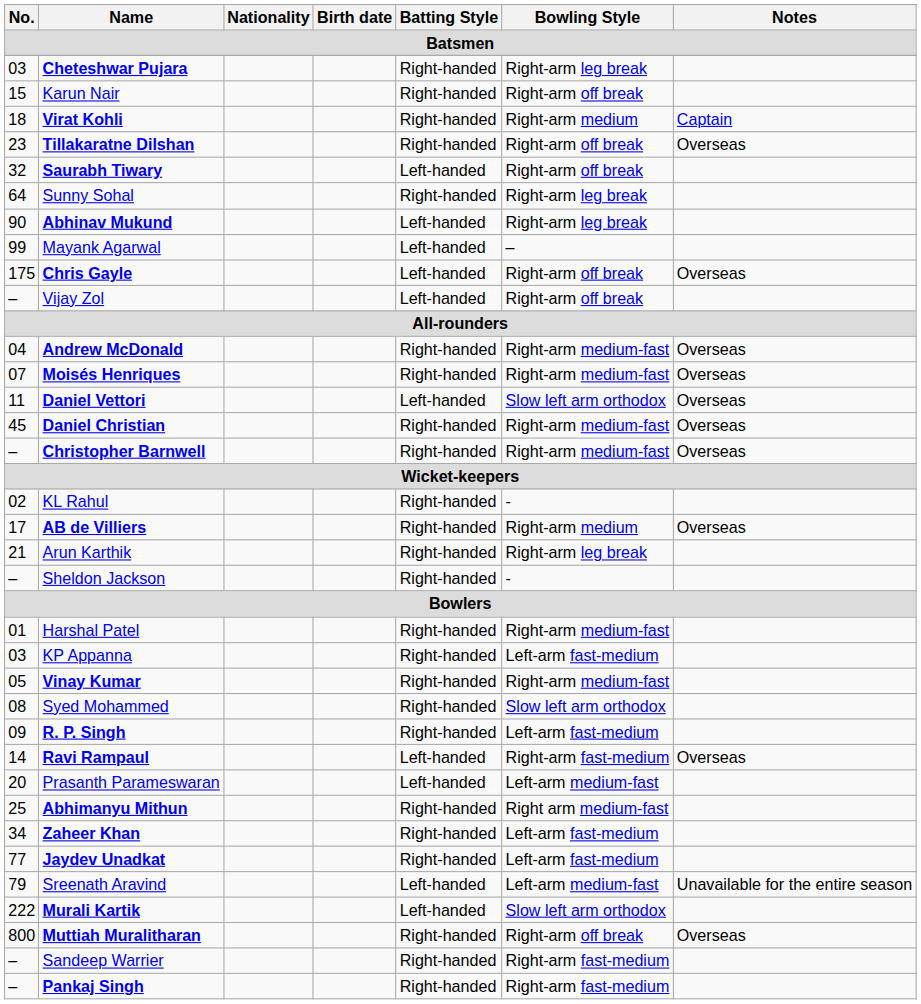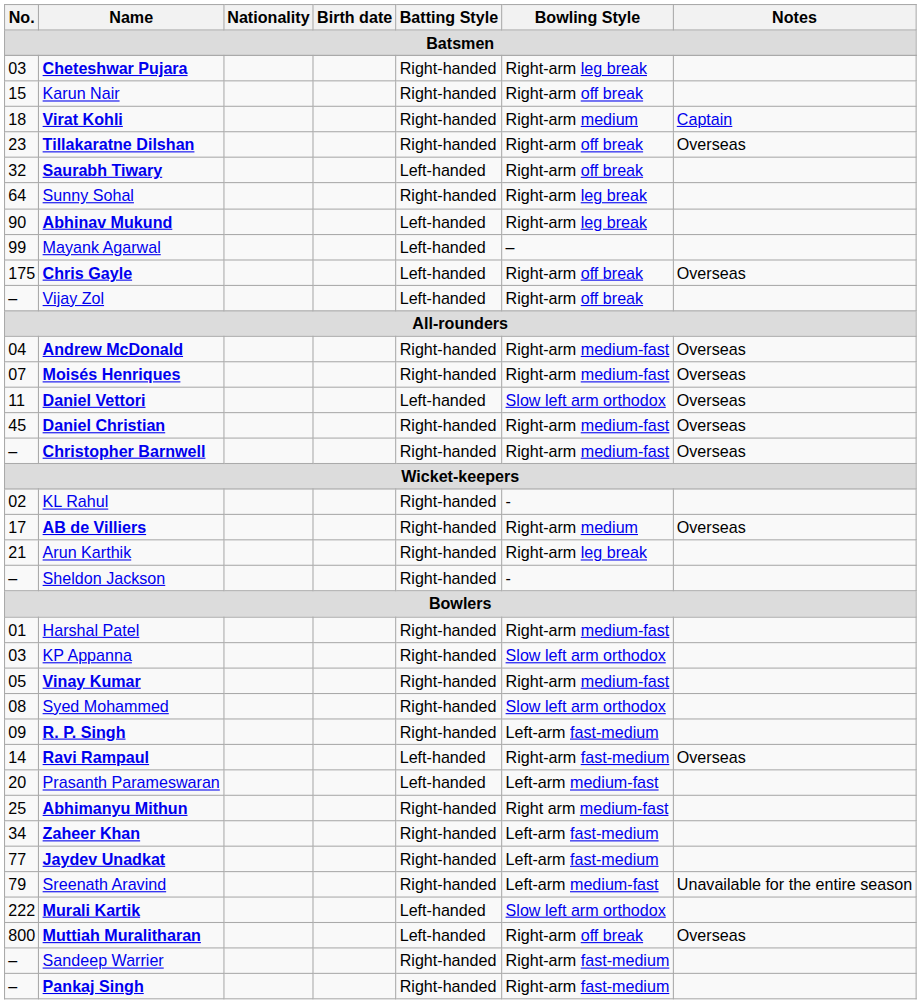(582, 655) Left-arm fast-medium -> (586, 655) Slow left arm orthodox
(443, 885) Left-handed -> (448, 885) Right-handed
(448, 936) Right-handed -> (443, 936) Left-handed
